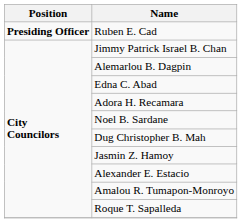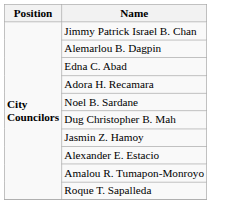- row: (126, 31)
